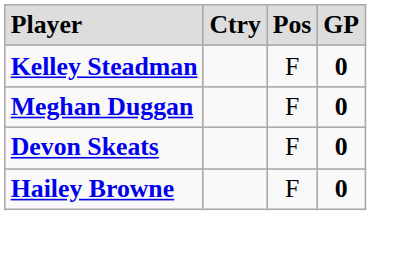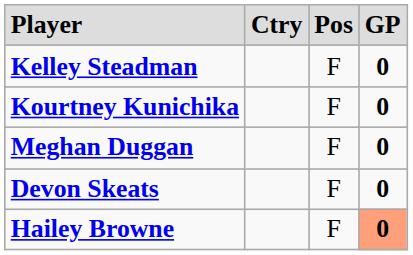+ row: (125, 106)
(341, 188) no background -> (383, 229) lightsalmon background
